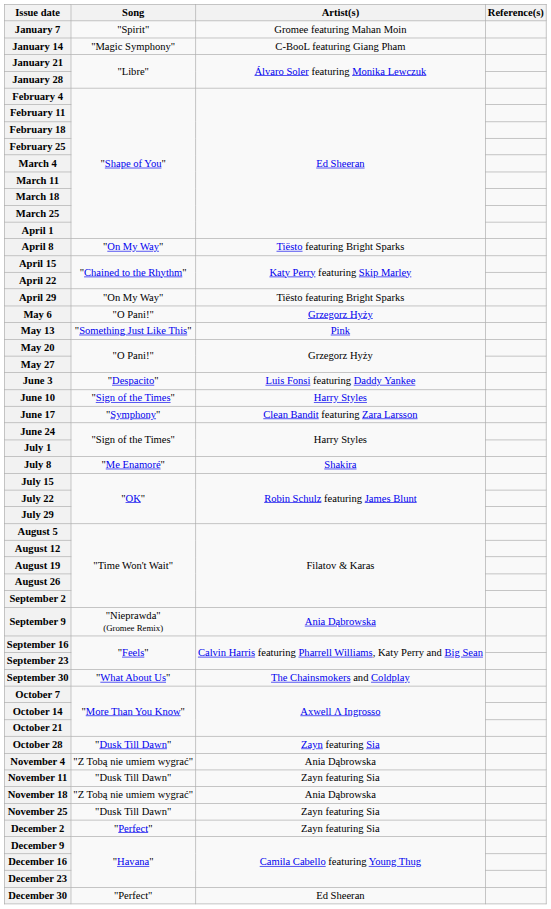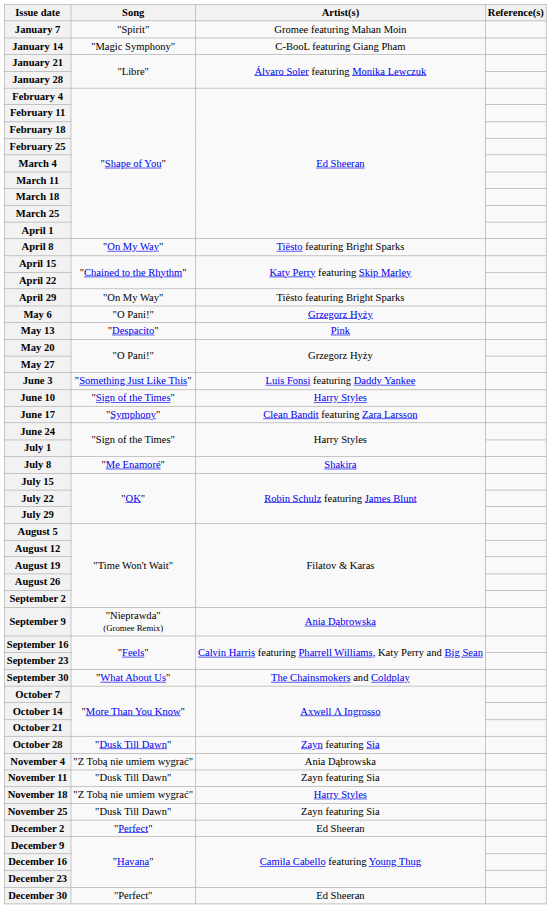(133, 331) "Something Just Like This" -> (133, 331) "Despacito"
(133, 381) "Despacito" -> (133, 381) "Something Just Like This"
(340, 795) Ania Dąbrowska -> (340, 795) Harry Styles
(340, 828) Zayn featuring Sia -> (340, 828) Ed Sheeran
